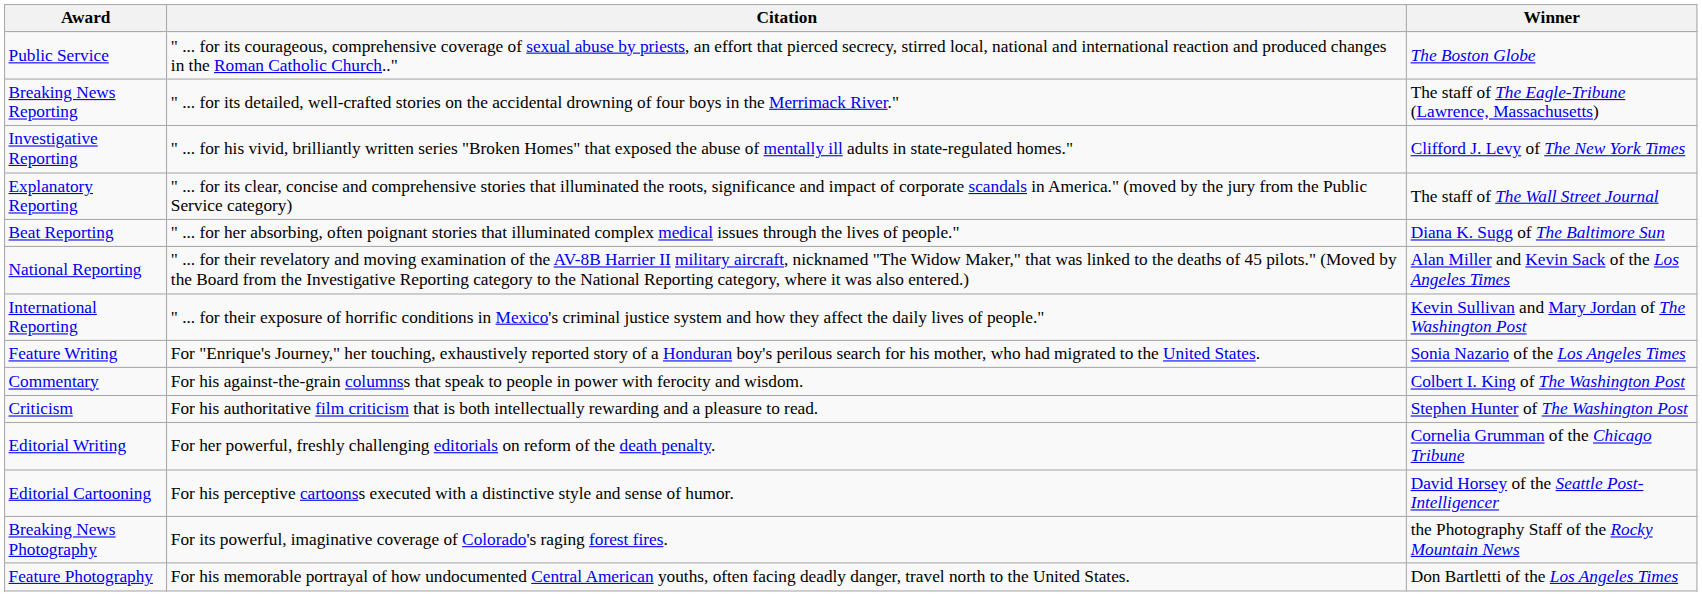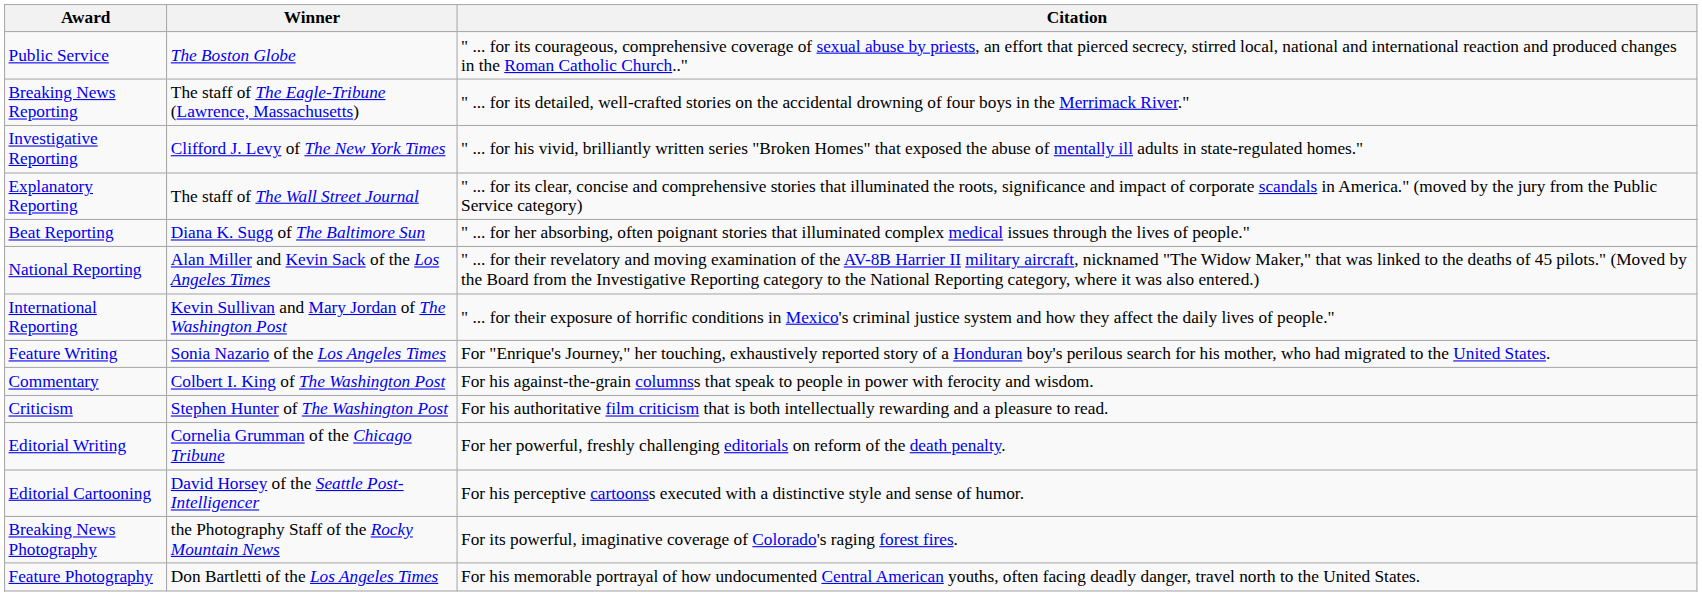columns swapped: (1552, 18) <-> (787, 18)
